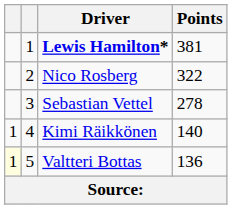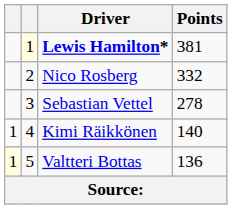(30, 46) no background -> (30, 46) lightyellow background
(190, 75) 322 -> (190, 75) 332
